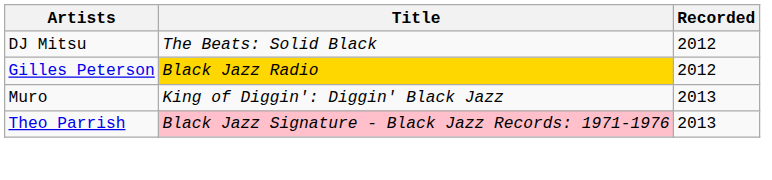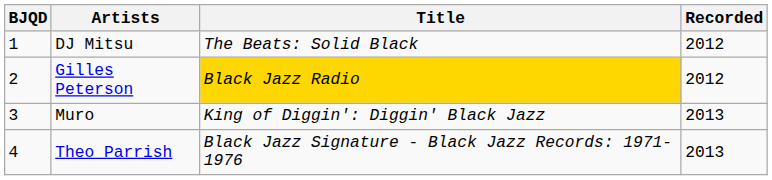+ column: (28, 18)
(416, 124) pink background -> (438, 152) no background
